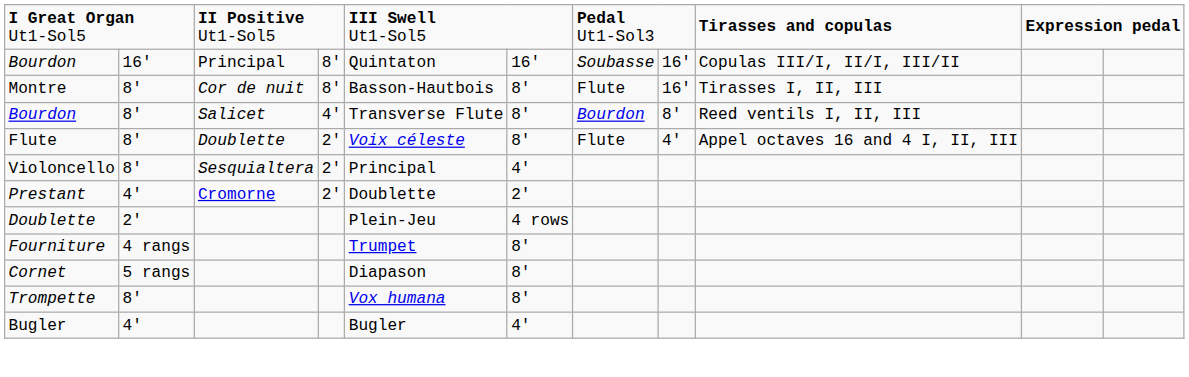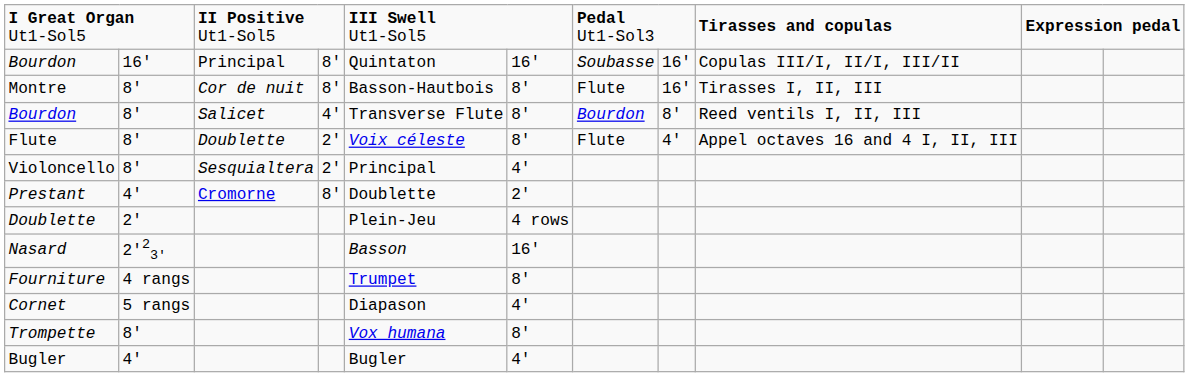(331, 194) 2' -> (331, 194) 8′
+ row: (37, 250)
(521, 273) 8' -> (521, 306) 4'
